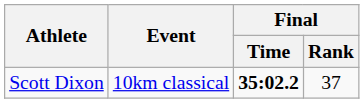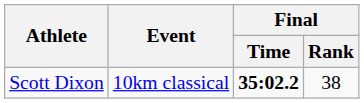(331, 82) 37 -> (331, 82) 38
